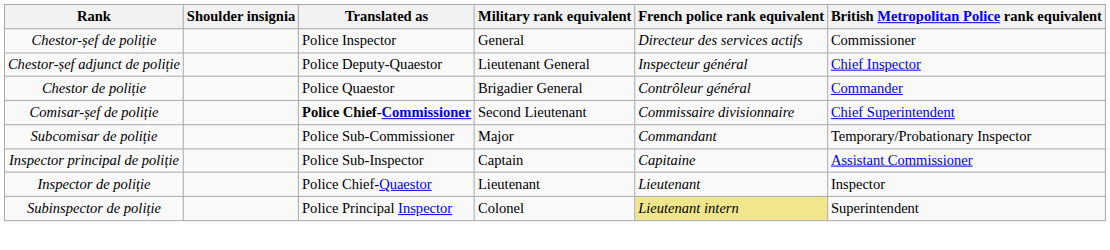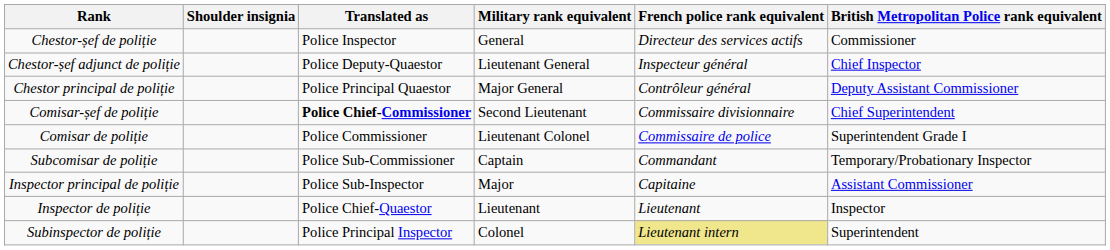+ row: (94, 88)
- row: (94, 88)
+ row: (94, 136)
(496, 136) Major -> (501, 160) Captain
(501, 160) Captain -> (496, 184) Major
